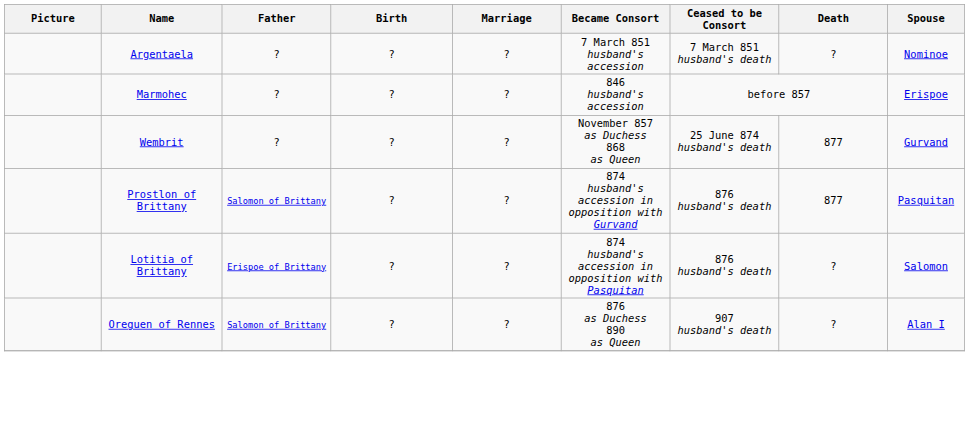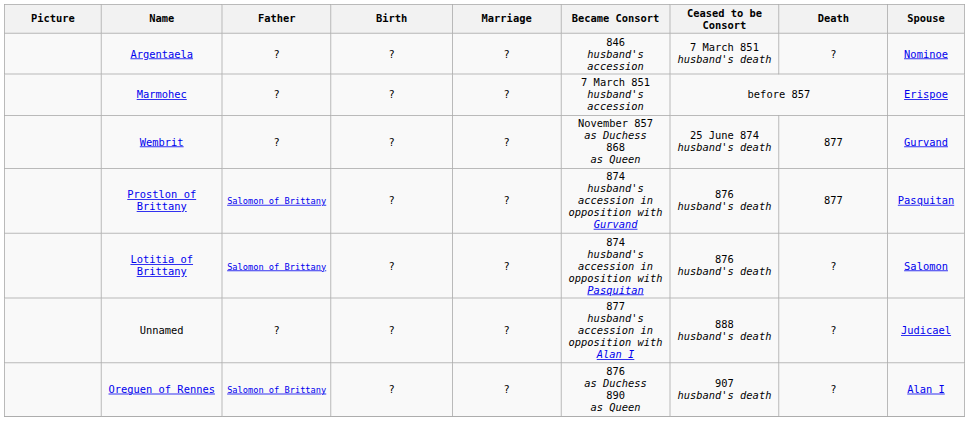(616, 54) 7 March 851 husband's accession -> (616, 54) 846 husband's accession
(616, 95) 846 husband's accession -> (616, 95) 7 March 851 husband's accession
(277, 266) Erispoe of Brittany -> (277, 266) Salomon of Brittany
+ row: (162, 331)
